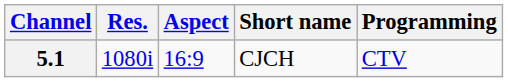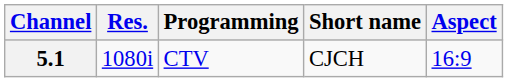columns swapped: (196, 22) <-> (429, 22)
